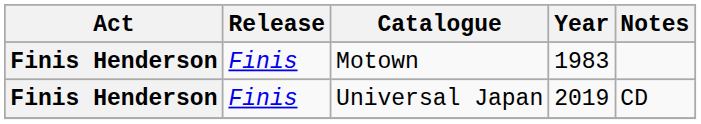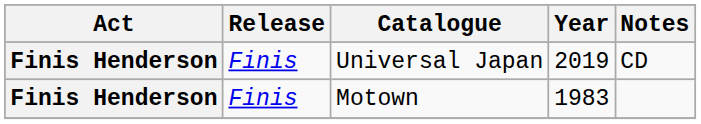rows swapped: (377, 61) <-> (440, 99)
